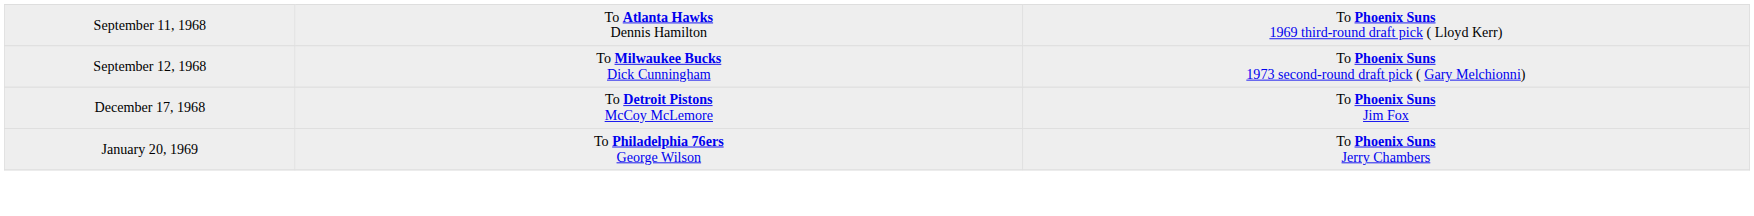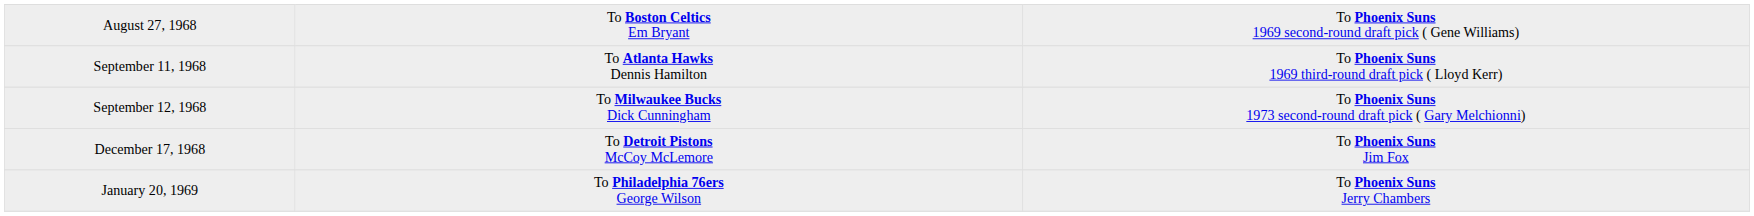+ row: (150, 25)
